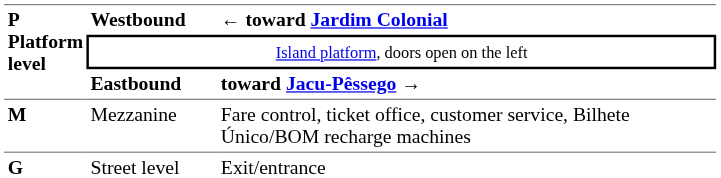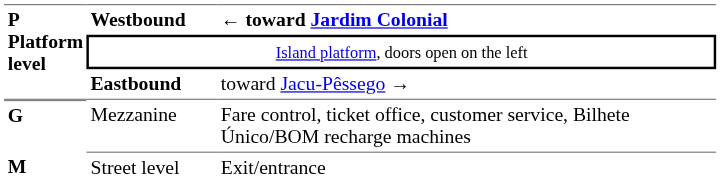(321, 83) bold -> (315, 83) normal
(17, 114) M -> (15, 115) G
(15, 167) G -> (17, 166) M
